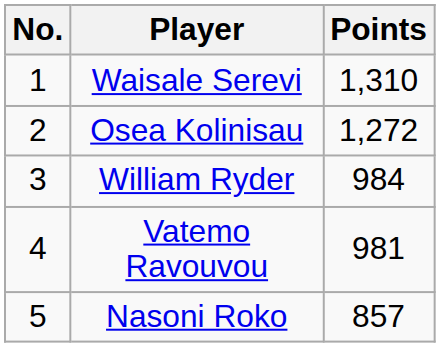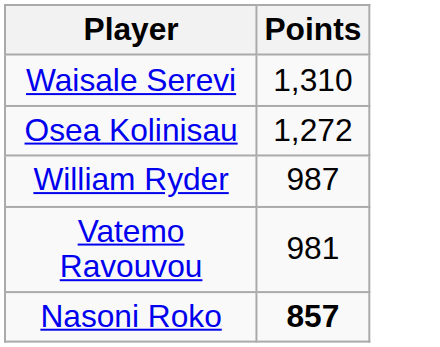- column: (38, 29)
(379, 180) 984 -> (313, 180) 987
(379, 316) normal -> (313, 316) bold
